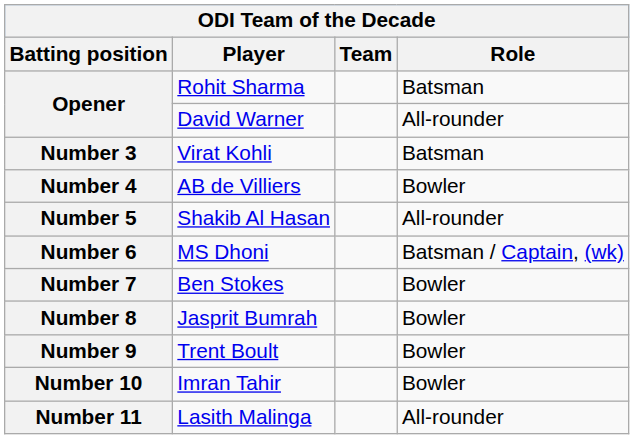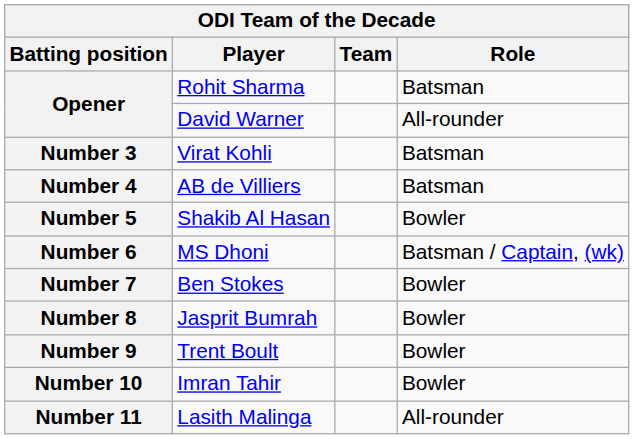(434, 185) Bowler -> (443, 185) Batsman
(453, 218) All-rounder -> (434, 218) Bowler
